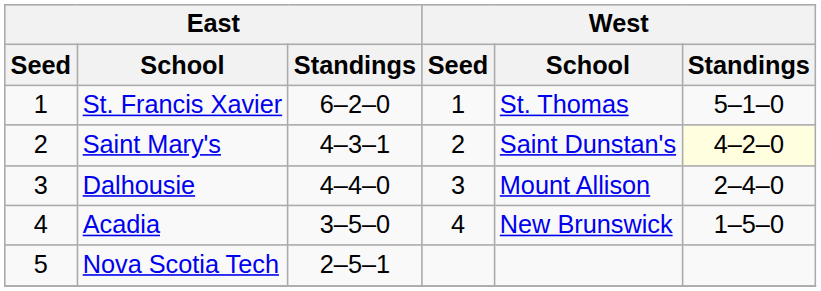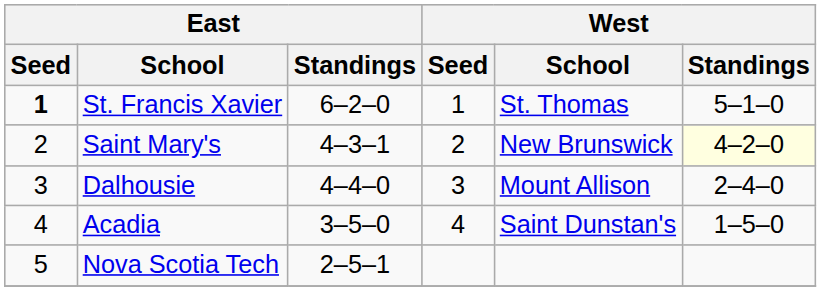(41, 104) normal -> (41, 104) bold
(588, 144) Saint Dunstan's -> (586, 144) New Brunswick
(586, 225) New Brunswick -> (588, 225) Saint Dunstan's
